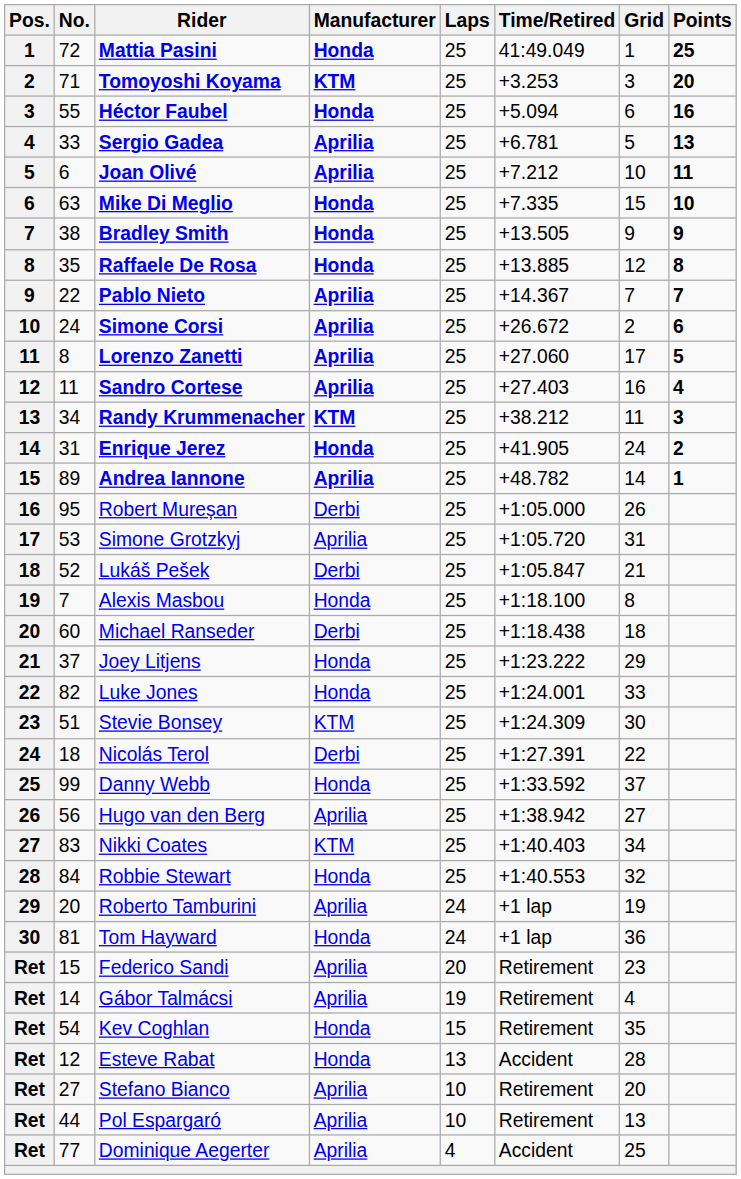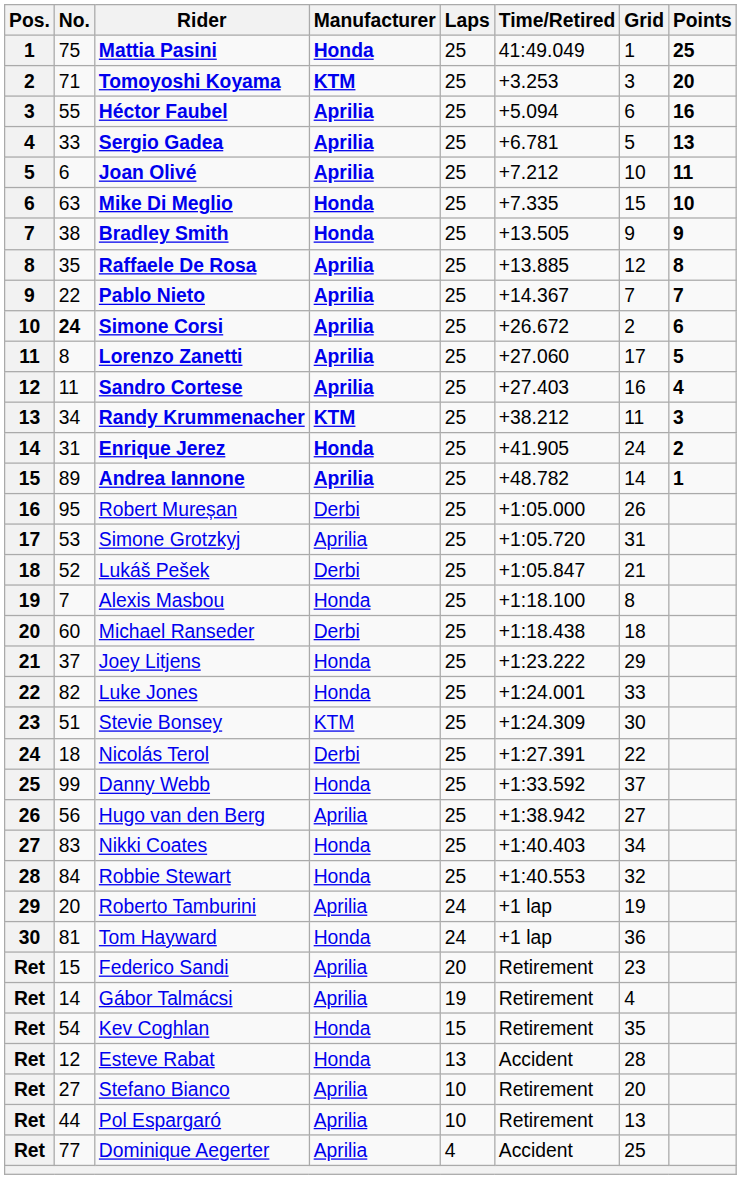(70, 51) 72 -> (70, 51) 75
(344, 112) Honda -> (344, 112) Aprilia
(344, 265) Honda -> (344, 265) Aprilia
(70, 326) normal -> (70, 326) bold
(334, 845) KTM -> (342, 845) Honda
